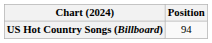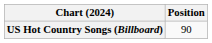(186, 30) 94 -> (186, 30) 90
